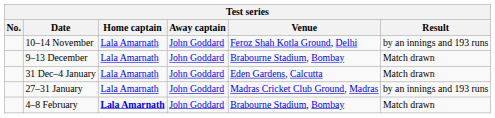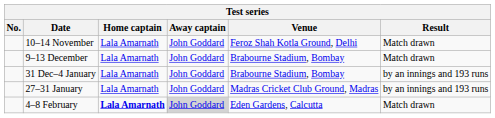(436, 43) by an innings and 193 runs -> (409, 43) Match drawn
(276, 74) Eden Gardens, Calcutta -> (287, 74) Brabourne Stadium, Bombay
(409, 74) Match drawn -> (436, 74) by an innings and 193 runs
(197, 105) no background -> (197, 105) lightgrey background
(287, 105) Brabourne Stadium, Bombay -> (276, 105) Eden Gardens, Calcutta
